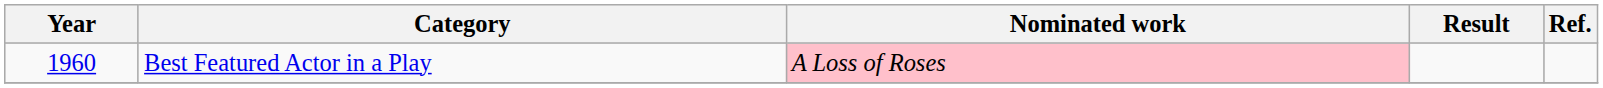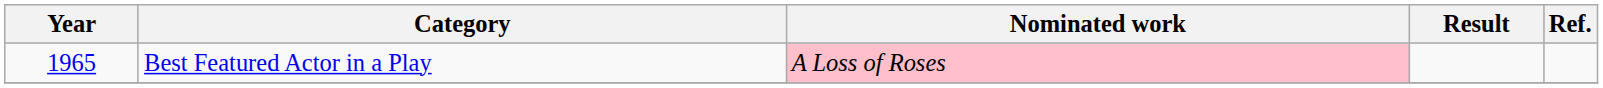(72, 62) 1960 -> (72, 62) 1965
